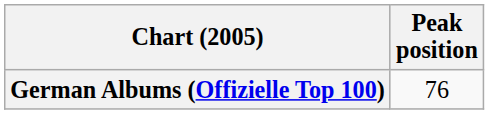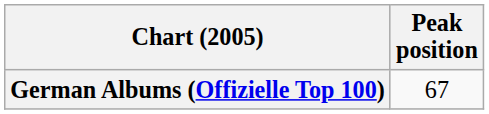(437, 89) 76 -> (437, 89) 67
